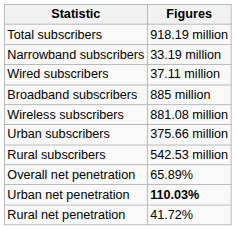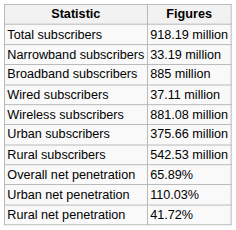rows swapped: (72, 94) <-> (58, 74)
(175, 194) bold -> (175, 194) normal
